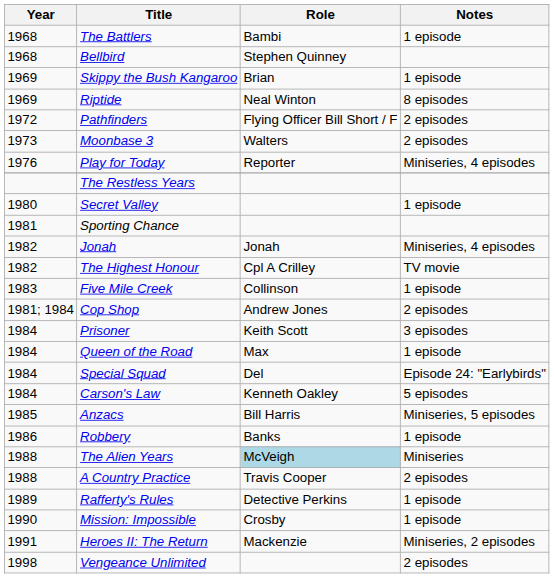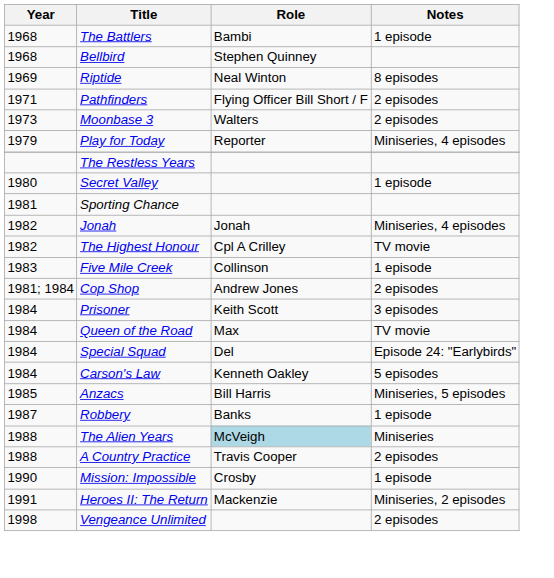- row: (159, 78)
(22, 120) 1972 -> (22, 99) 1971
(22, 162) 1976 -> (22, 141) 1979
(432, 352) 1 episode -> (402, 330) TV movie
(22, 436) 1986 -> (22, 415) 1987
- row: (127, 499)
